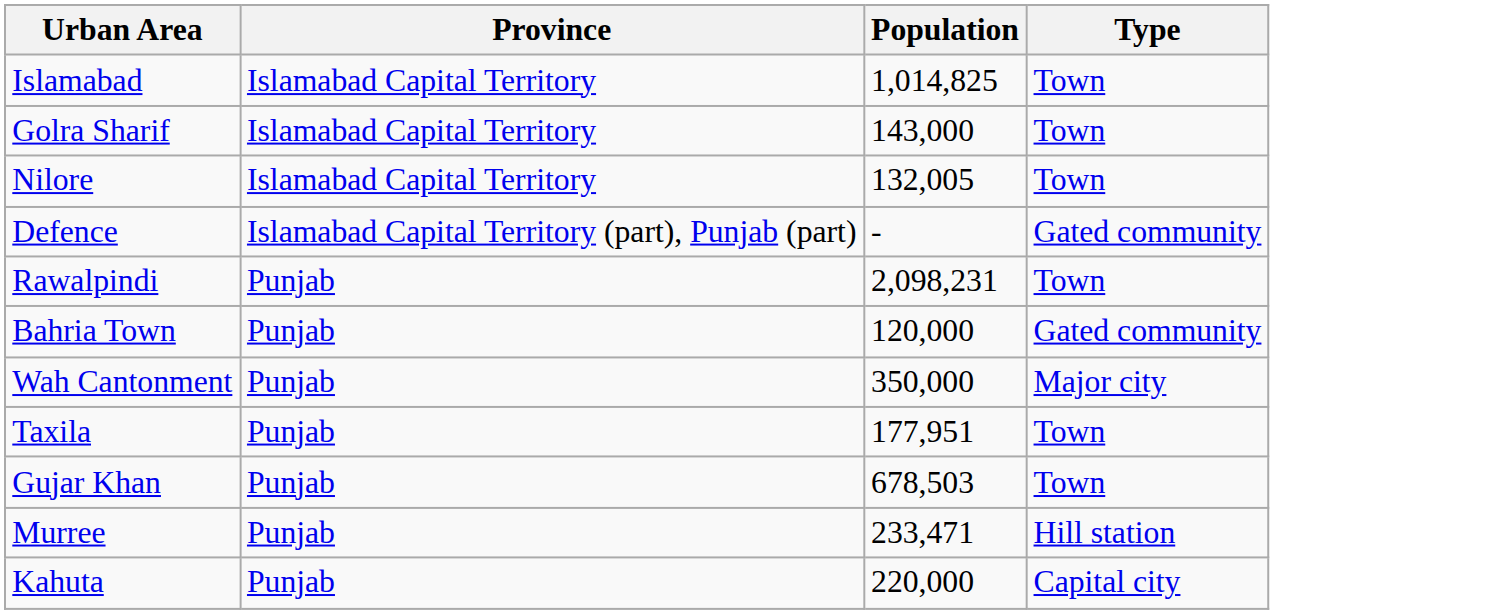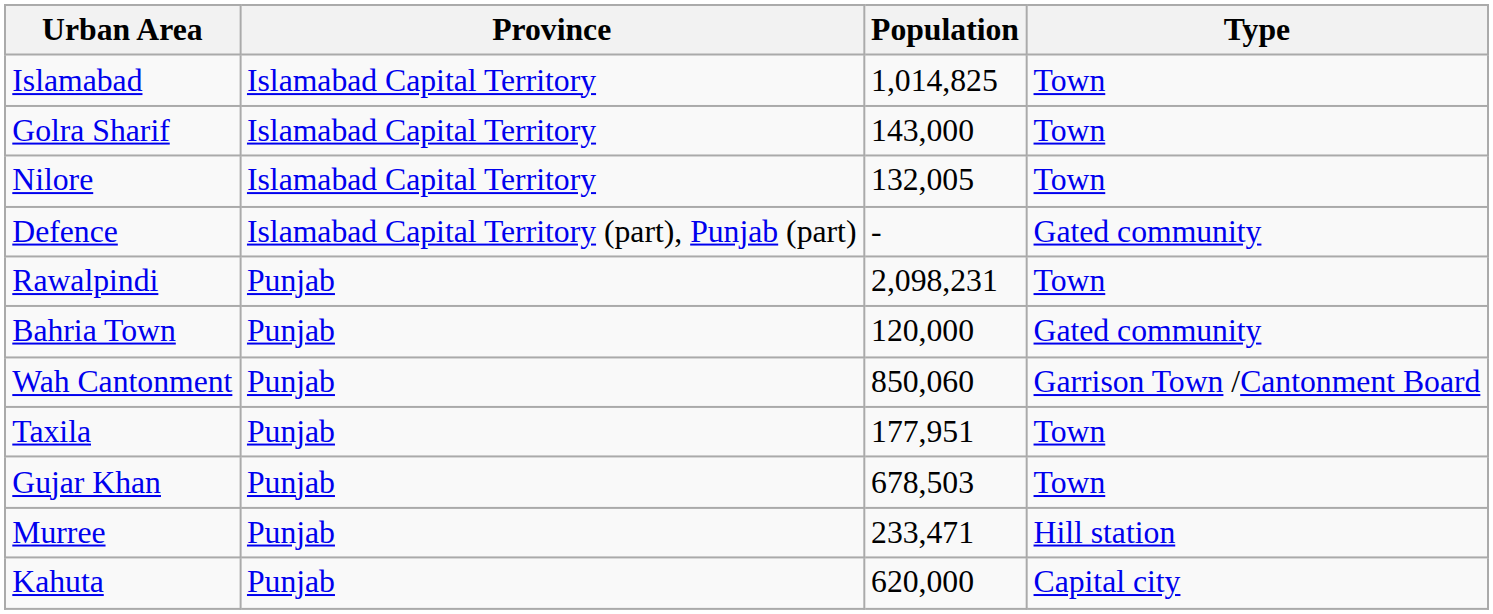(923, 381) 350,000 -> (923, 381) 850,060
(1100, 381) Major city -> (1257, 381) Garrison Town /Cantonment Board
(923, 582) 220,000 -> (923, 582) 620,000
